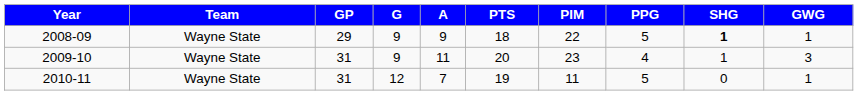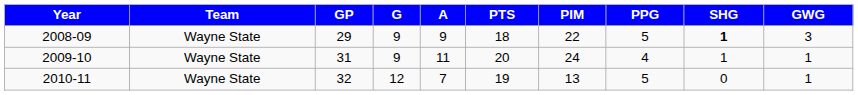(808, 36) 1 -> (808, 36) 3
(572, 57) 23 -> (572, 57) 24
(808, 57) 3 -> (808, 57) 1
(344, 79) 31 -> (344, 79) 32
(572, 79) 11 -> (572, 79) 13
